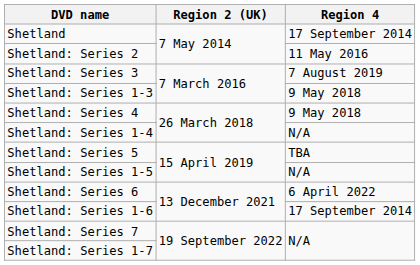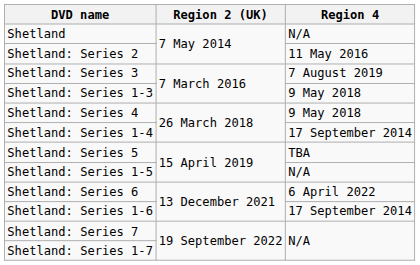(350, 34) 17 September 2014 -> (299, 34) N/A
(299, 133) N/A -> (350, 133) 17 September 2014
